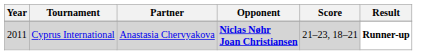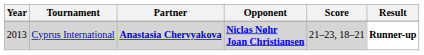(17, 35) 2011 -> (17, 35) 2013
(167, 35) normal -> (170, 35) bold
